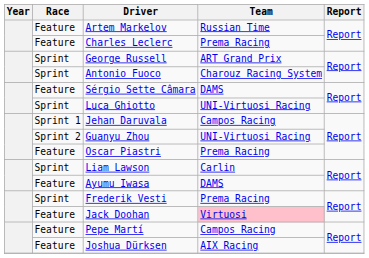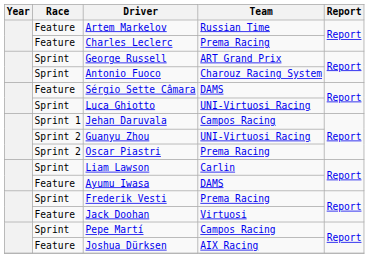(55, 152) Feature -> (58, 152) Sprint 2
(223, 215) pink background -> (223, 215) no background
(55, 230) Feature -> (52, 230) Sprint
